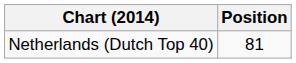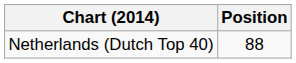(254, 44) 81 -> (254, 44) 88
